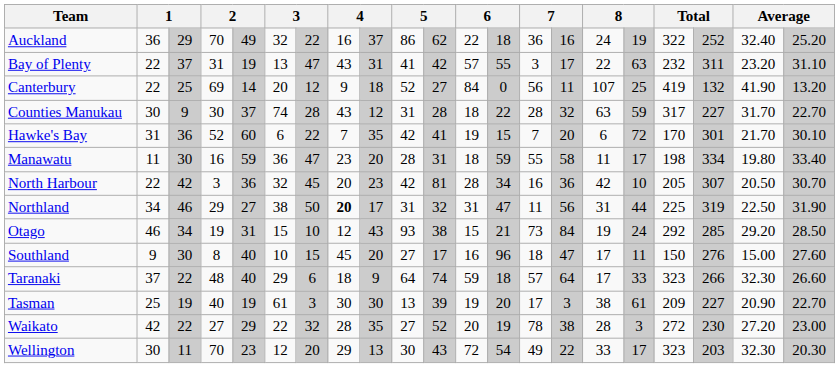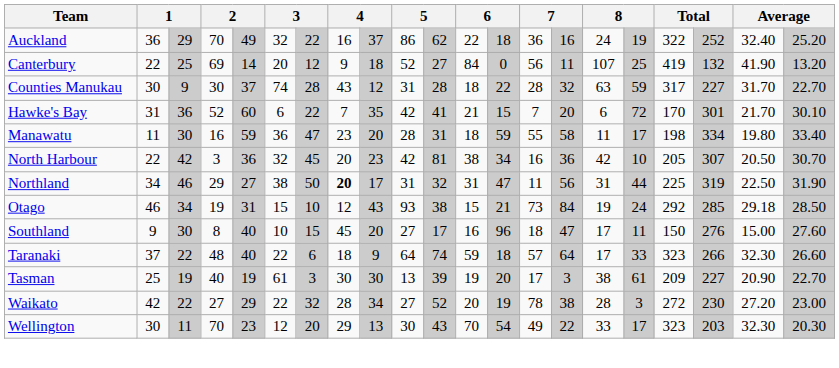- row: (49, 64)
(471, 135) 19 -> (471, 111) 21
(471, 183) 28 -> (471, 159) 38
(758, 231) 29.20 -> (758, 207) 29.18
(280, 278) 29 -> (280, 254) 22
(376, 326) 35 -> (376, 302) 34
(471, 350) 72 -> (471, 326) 70
